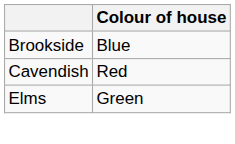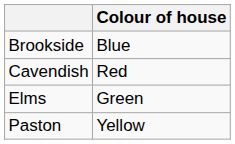+ row: (35, 125)
